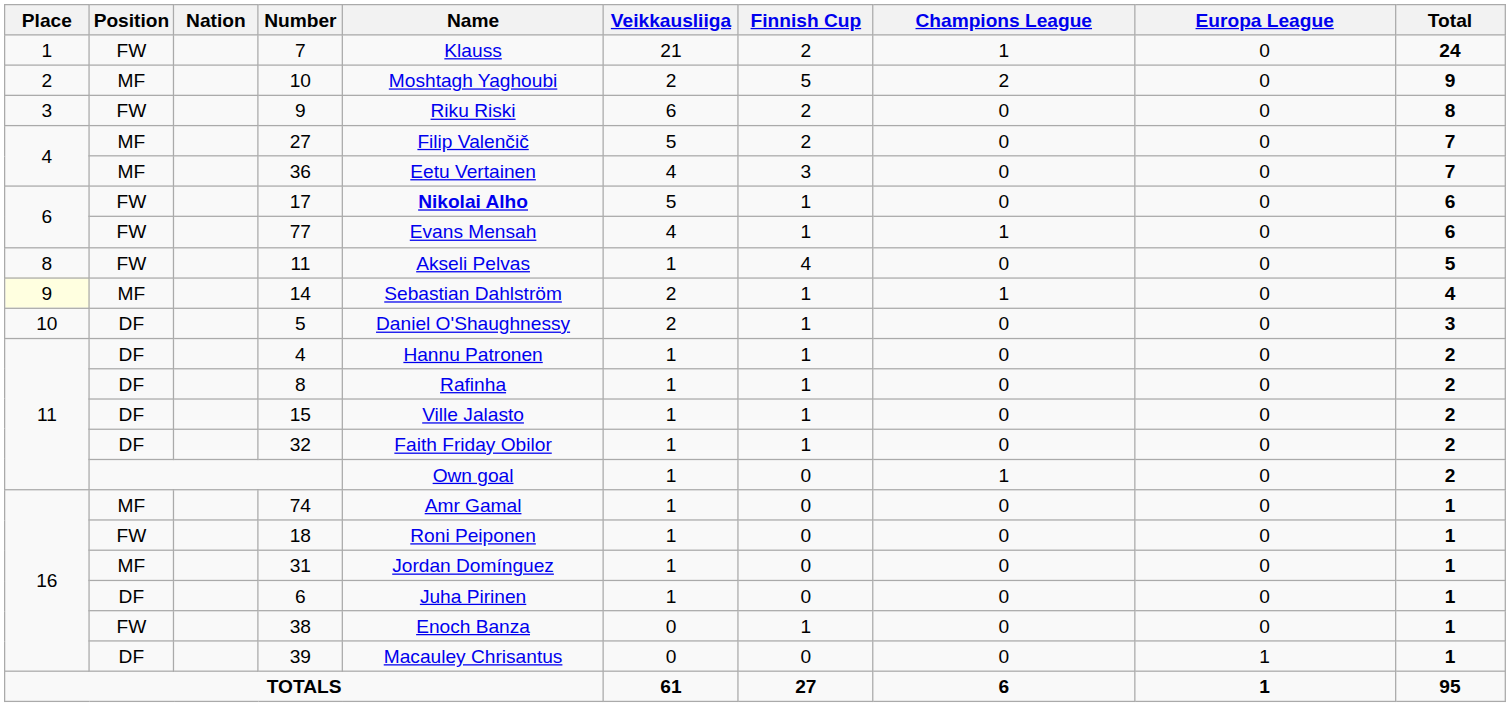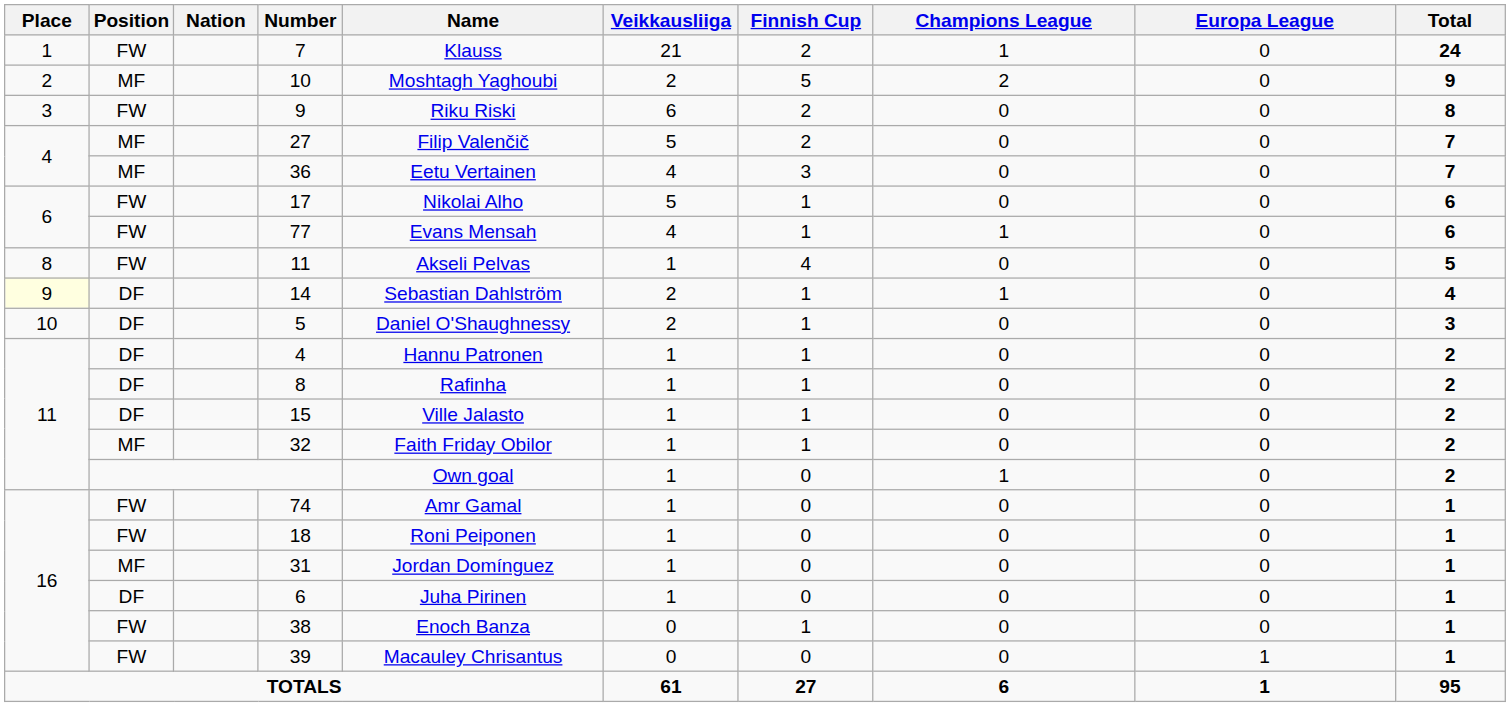(473, 202) bold -> (473, 202) normal
(131, 293) MF -> (131, 293) DF
(131, 444) DF -> (131, 444) MF
(131, 505) MF -> (131, 505) FW
(131, 657) DF -> (131, 657) FW
